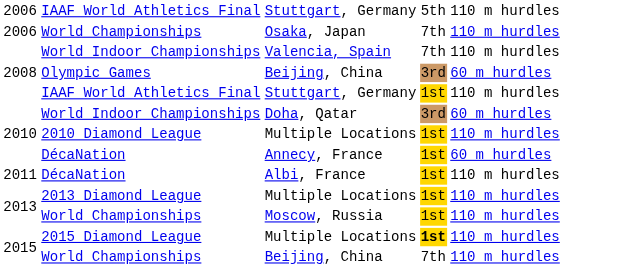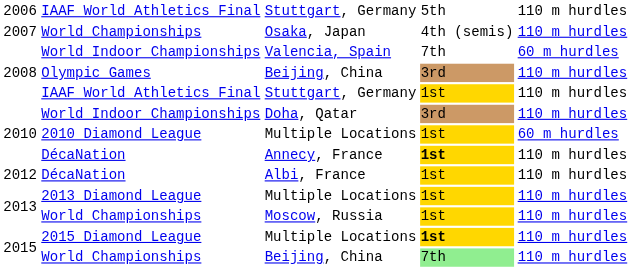(20, 32) 2006 -> (20, 32) 2007
(433, 32) 7th -> (467, 32) 4th (semis)
(505, 52) 110 m hurdles -> (568, 52) 60 m hurdles
(501, 73) 60 m hurdles -> (572, 73) 110 m hurdles
(501, 114) 60 m hurdles -> (572, 114) 110 m hurdles
(505, 134) 110 m hurdles -> (568, 134) 60 m hurdles
(433, 155) normal -> (433, 155) bold
(501, 155) 60 m hurdles -> (572, 155) 110 m hurdles
(20, 176) 2011 -> (20, 176) 2012
(433, 258) no background -> (433, 258) lightgreen background
